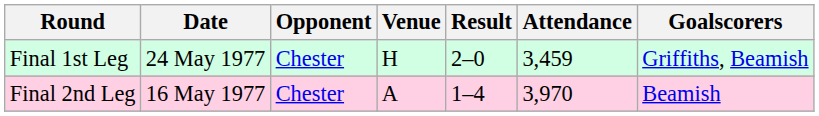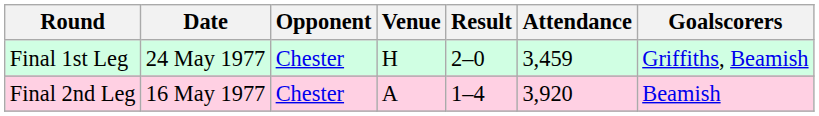(548, 93) 3,970 -> (548, 93) 3,920
